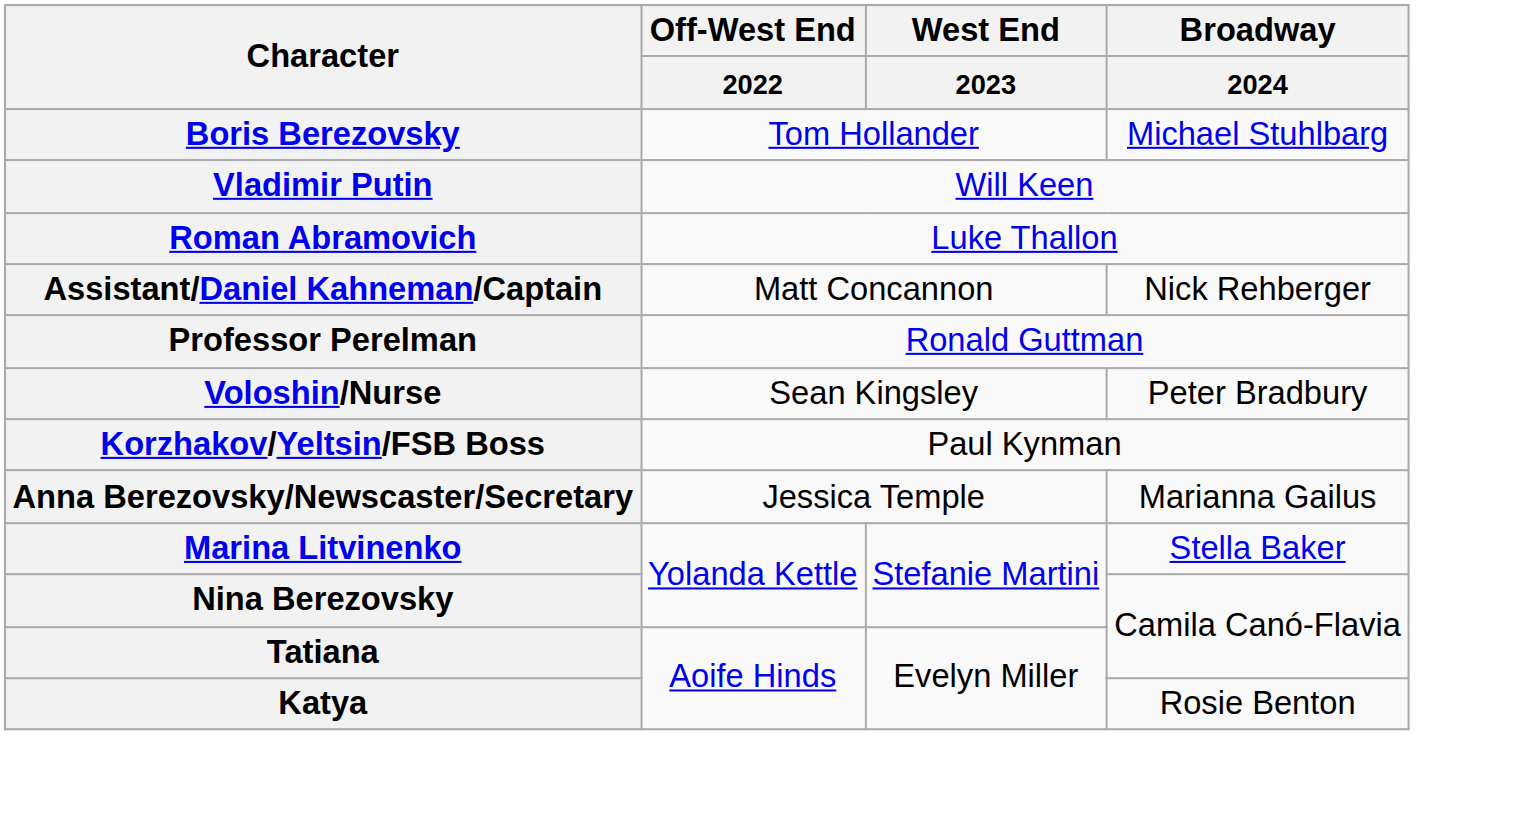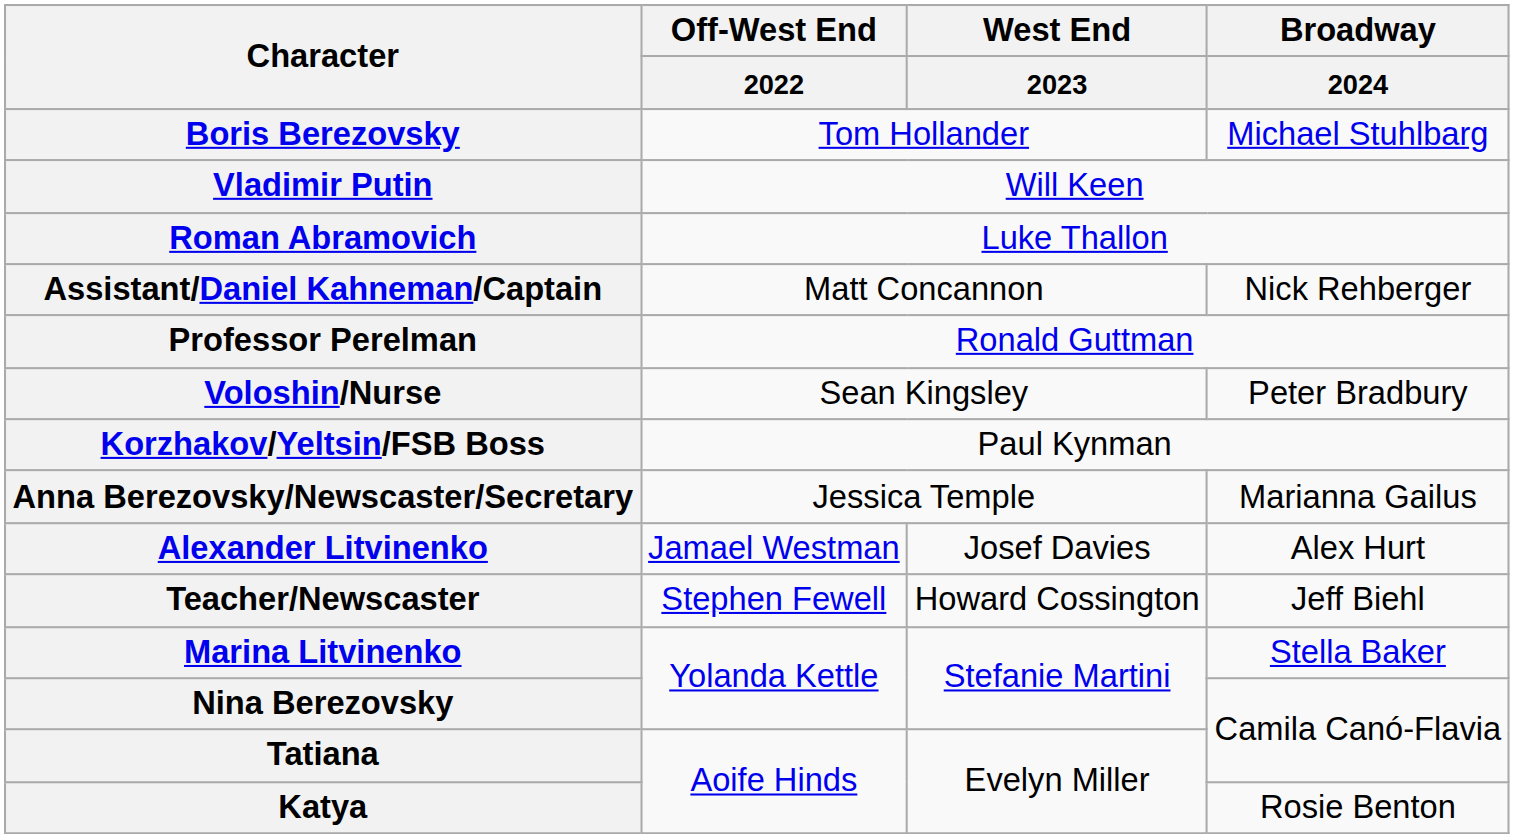+ row: (323, 548)
+ row: (323, 599)
